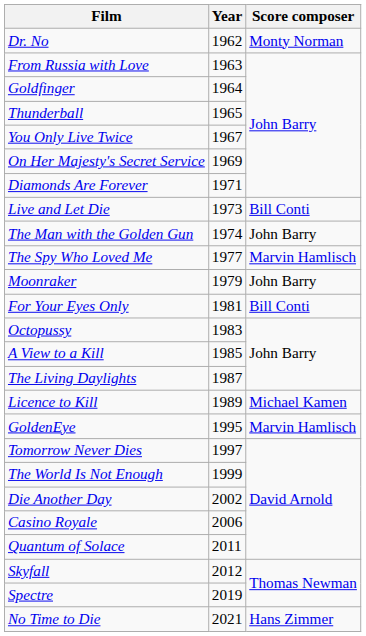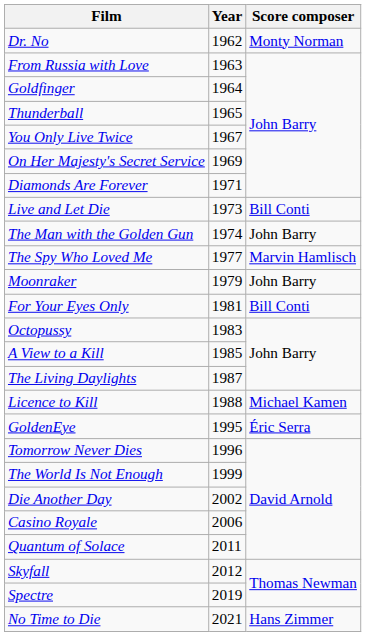(227, 402) 1989 -> (227, 402) 1988
(303, 426) Marvin Hamlisch -> (280, 426) Éric Serra
(227, 450) 1997 -> (227, 450) 1996
